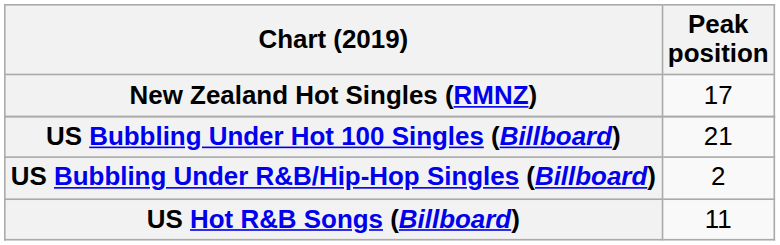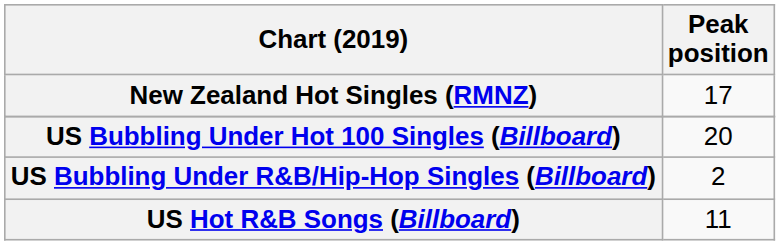(718, 136) 21 -> (718, 136) 20
